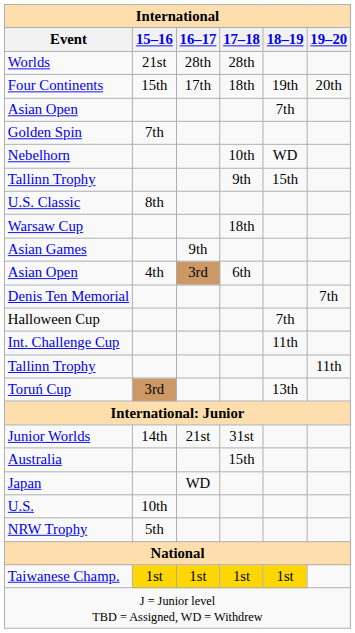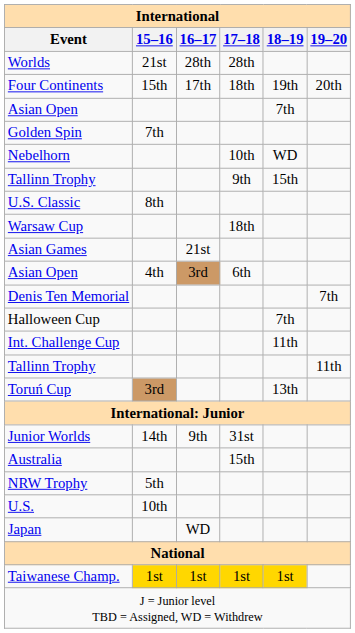(198, 249) 9th -> (198, 249) 21st
(198, 436) 21st -> (198, 436) 9th
rows swapped: (25, 483) <-> (48, 529)
